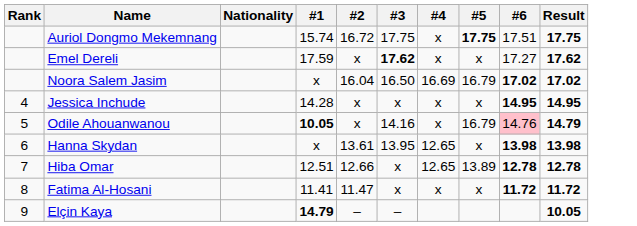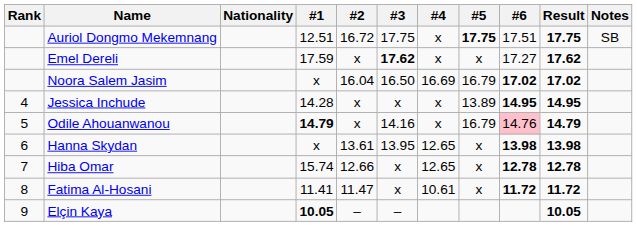+ column: (610, 15)
(317, 37) 15.74 -> (317, 37) 12.51
(479, 102) x -> (479, 102) 13.89
(317, 124) 10.05 -> (317, 124) 14.79
(317, 167) 12.51 -> (317, 167) 15.74
(479, 167) 13.89 -> (479, 167) x
(438, 189) x -> (438, 189) 10.61
(317, 210) 14.79 -> (317, 210) 10.05
